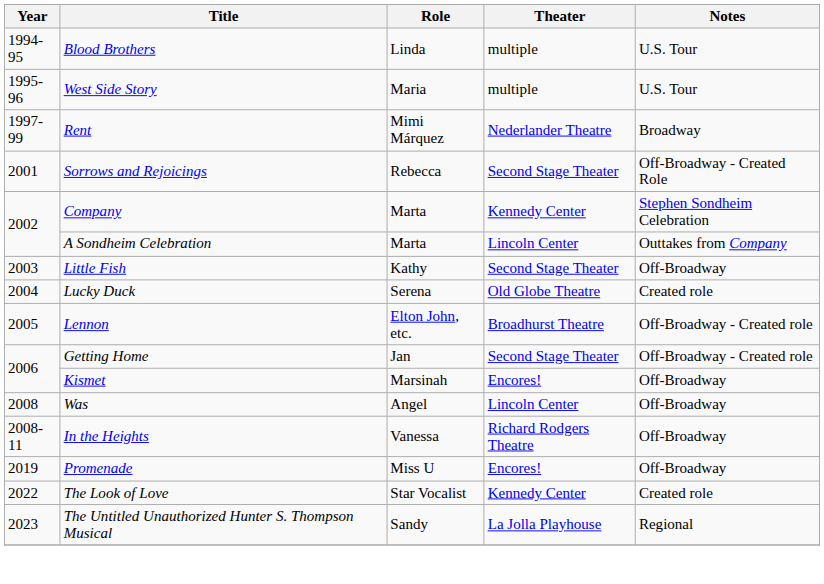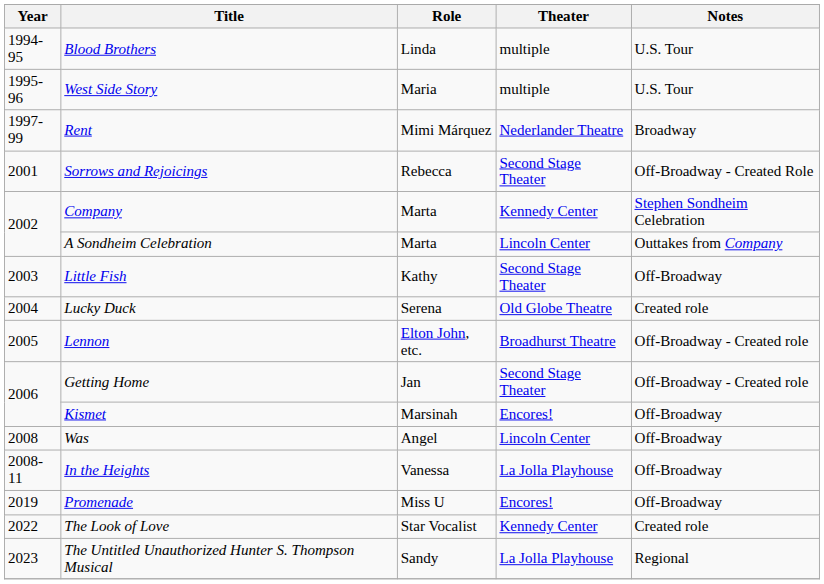(538, 436) Richard Rodgers Theatre -> (556, 470) La Jolla Playhouse
